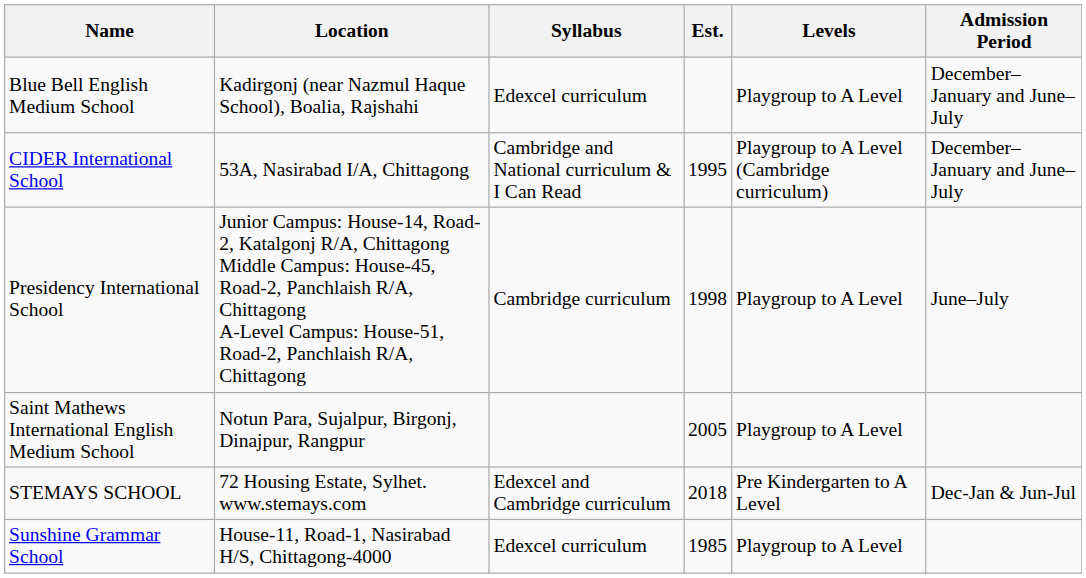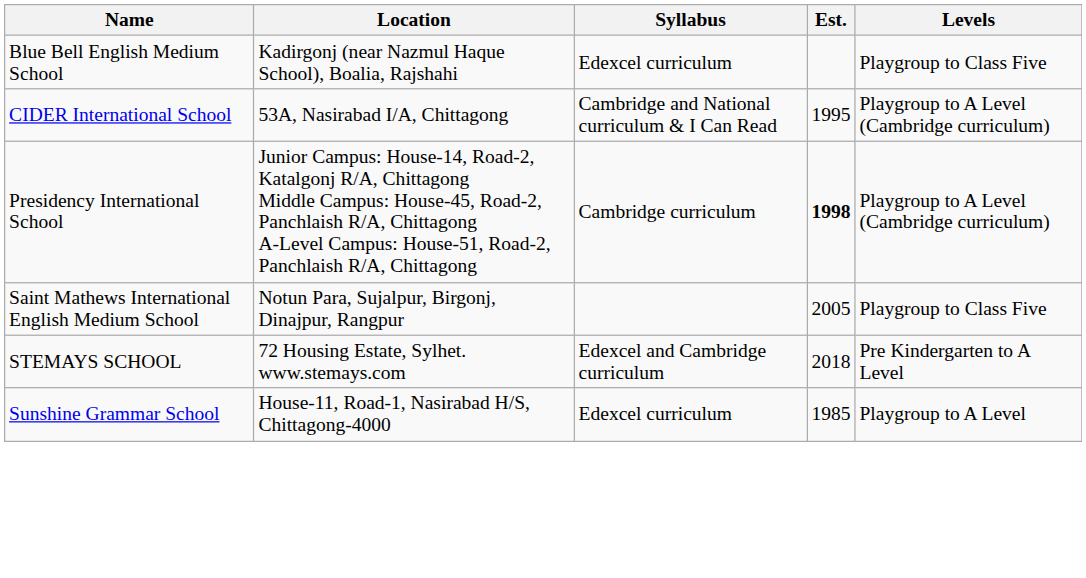- column: (1004, 30)
(819, 94) Playgroup to A Level -> (953, 61) Playgroup to Class Five
(708, 299) normal -> (831, 211) bold
(819, 299) Playgroup to A Level -> (955, 211) Playgroup to A Level (Cambridge curriculum)
(819, 429) Playgroup to A Level -> (953, 308) Playgroup to Class Five
